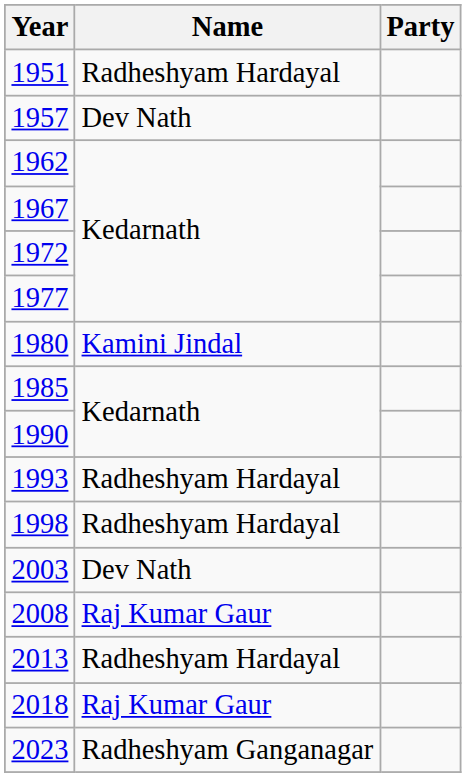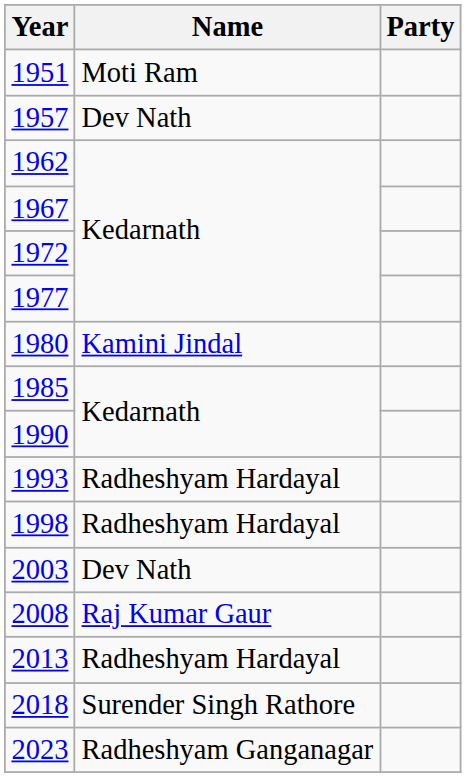(211, 72) Radheshyam Hardayal -> (140, 72) Moti Ram
(176, 704) Raj Kumar Gaur -> (218, 704) Surender Singh Rathore
